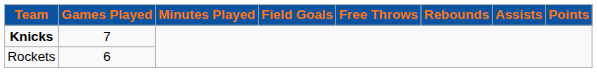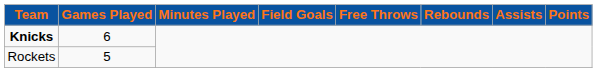(107, 36) 7 -> (107, 36) 6
(107, 57) 6 -> (107, 57) 5
